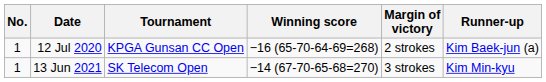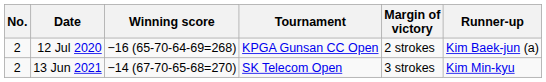columns swapped: (176, 21) <-> (314, 21)
(17, 48) 1 -> (17, 48) 2
(17, 68) 1 -> (17, 68) 2
